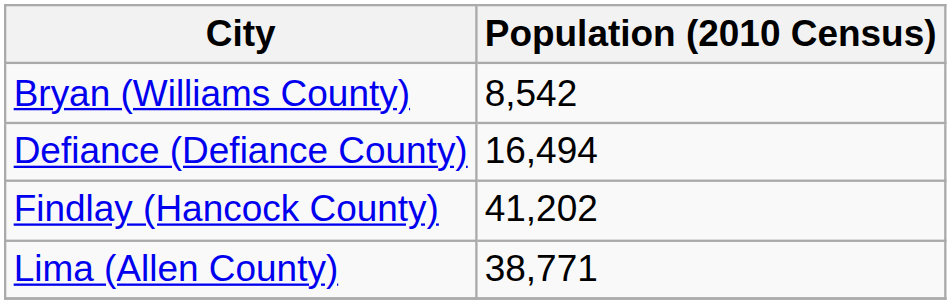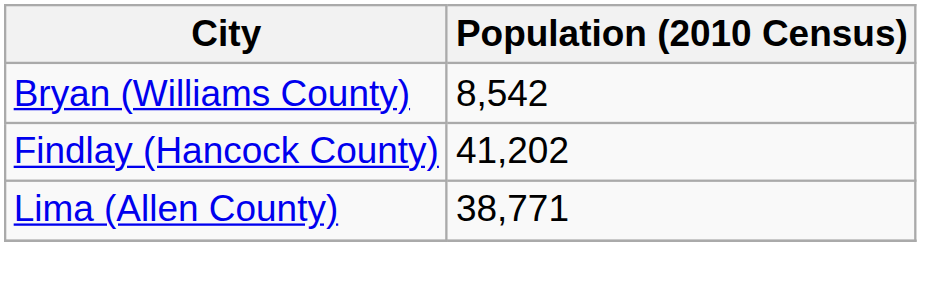- row: (241, 151)
